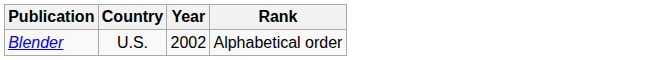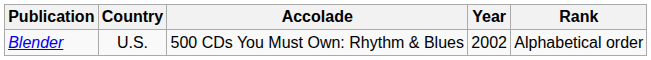+ column: (317, 17)
